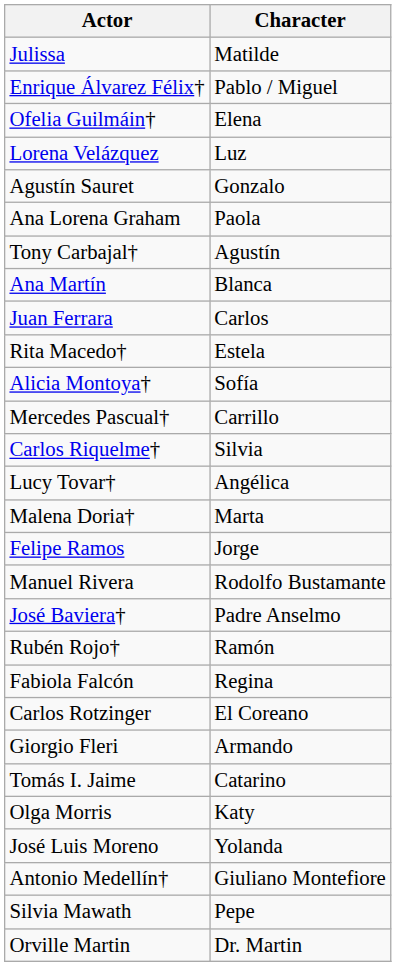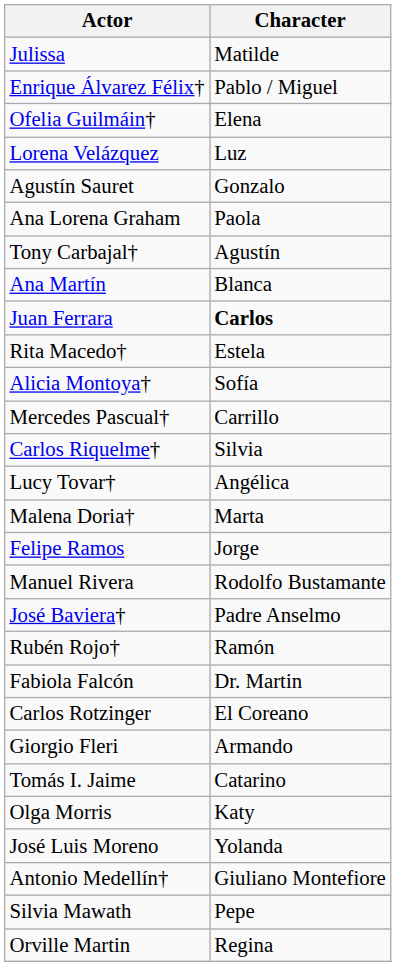(241, 317) normal -> (244, 317) bold
(244, 680) Regina -> (258, 680) Dr. Martin
(258, 944) Dr. Martin -> (244, 944) Regina
